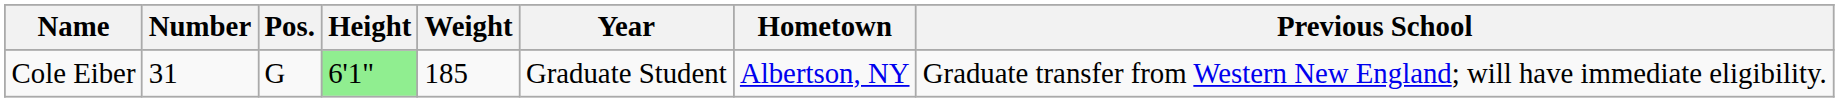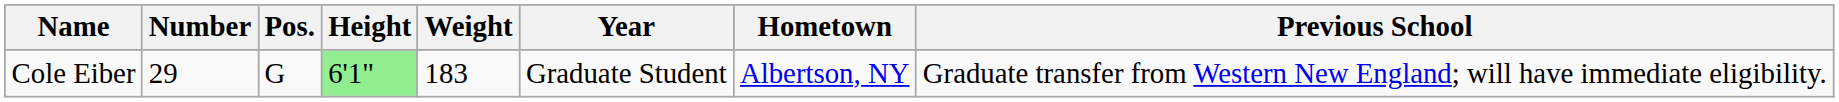(163, 73) 31 -> (163, 73) 29
(446, 73) 185 -> (446, 73) 183
